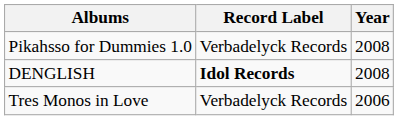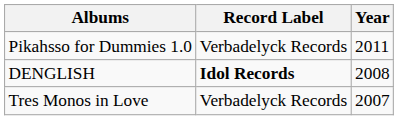(372, 45) 2008 -> (372, 45) 2011
(372, 100) 2006 -> (372, 100) 2007
